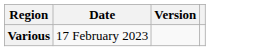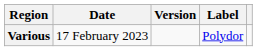+ column: (223, 14)
